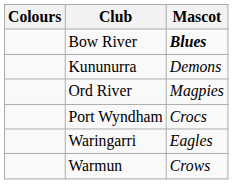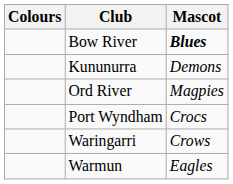(191, 141) Eagles -> (190, 141) Crows
(190, 166) Crows -> (191, 166) Eagles
